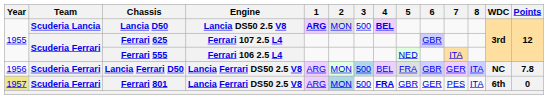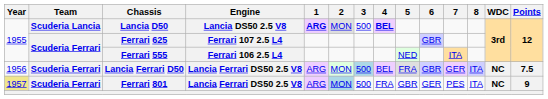(527, 69) 7.8 -> (527, 69) 7.5
(385, 84) bold -> (384, 84) normal
(499, 84) 6th -> (498, 84) NC
(527, 84) 0 -> (527, 84) 9
